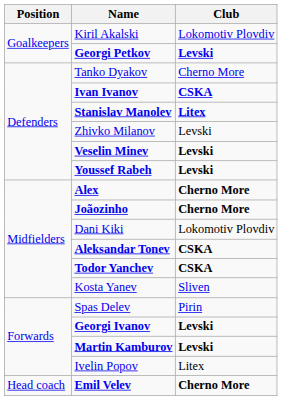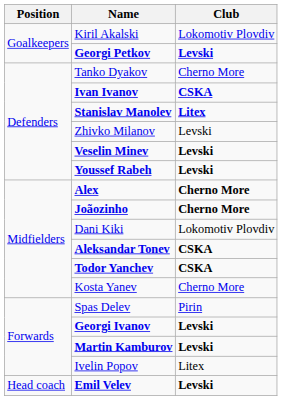(194, 287) Sliven -> (211, 287) Cherno More
(214, 385) Cherno More -> (196, 385) Levski
